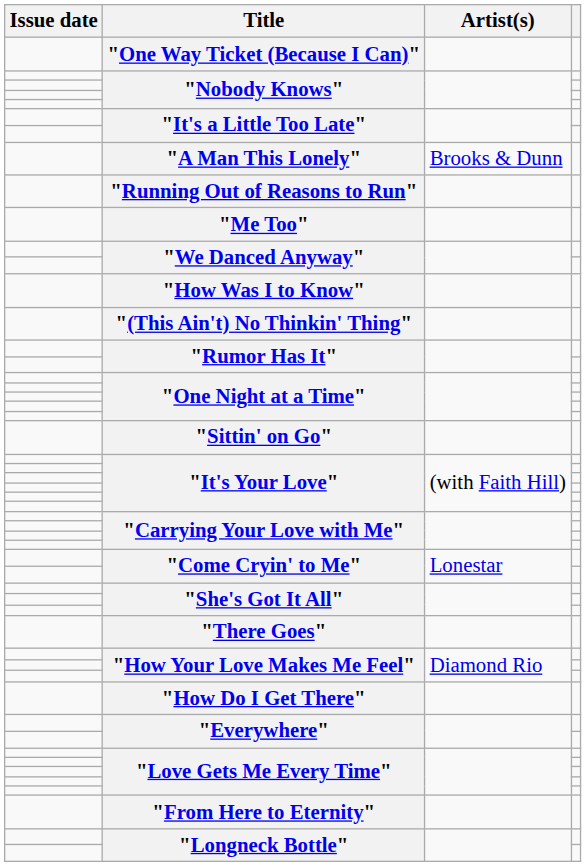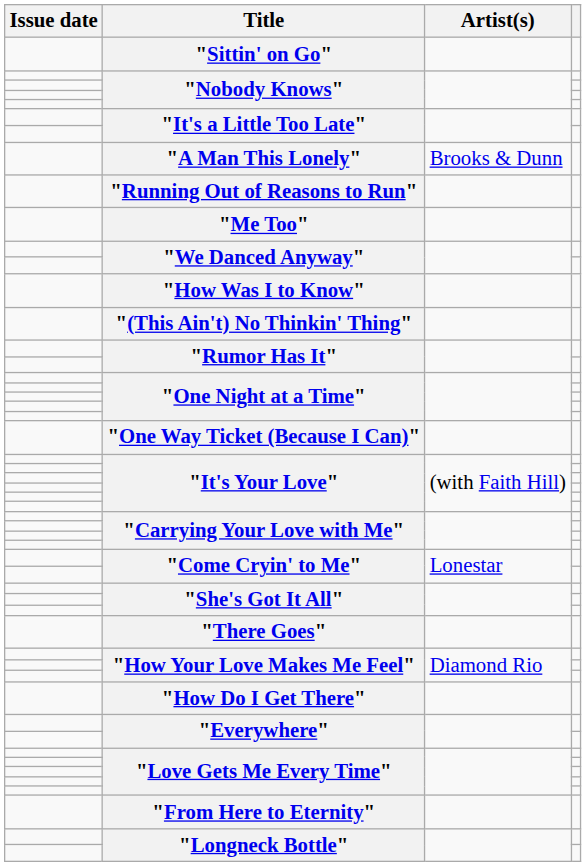rows swapped: (264, 53) <-> (264, 437)
